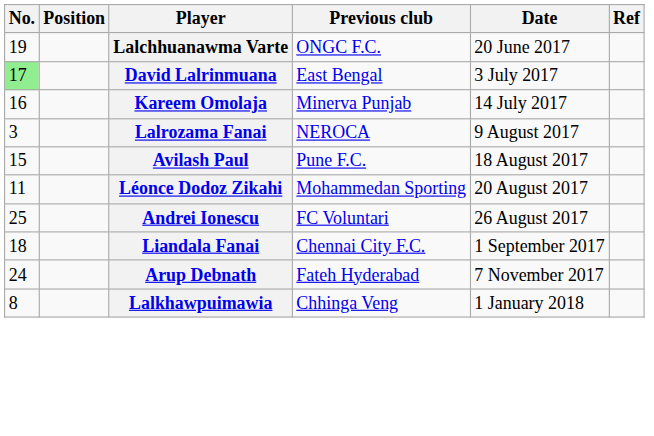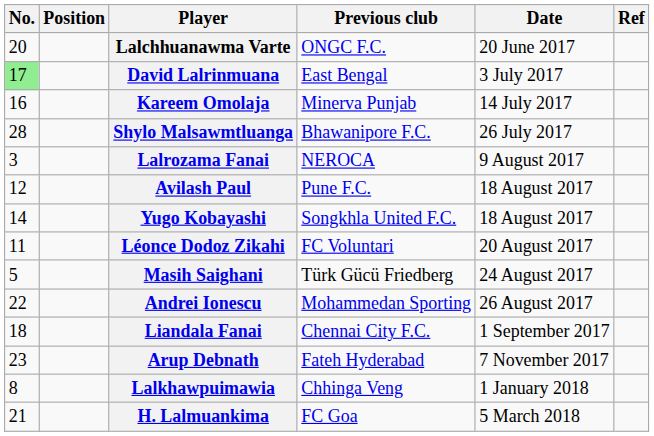(18, 47) 19 -> (18, 47) 20
+ row: (203, 132)
(18, 160) 15 -> (18, 189) 12
+ row: (203, 217)
(381, 189) Mohammedan Sporting -> (348, 246) FC Voluntari
+ row: (203, 274)
(18, 217) 25 -> (18, 302) 22
(343, 217) FC Voluntari -> (386, 302) Mohammedan Sporting
(18, 274) 24 -> (18, 359) 23
+ row: (203, 416)
